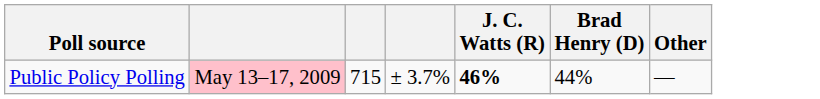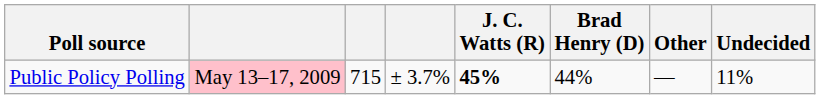+ column: (763, 44)
(480, 76) 46% -> (480, 76) 45%
